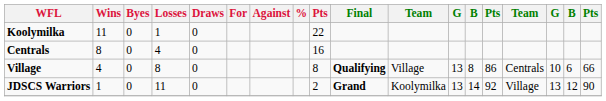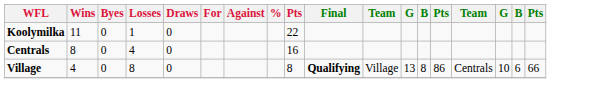- row: (49, 86)
